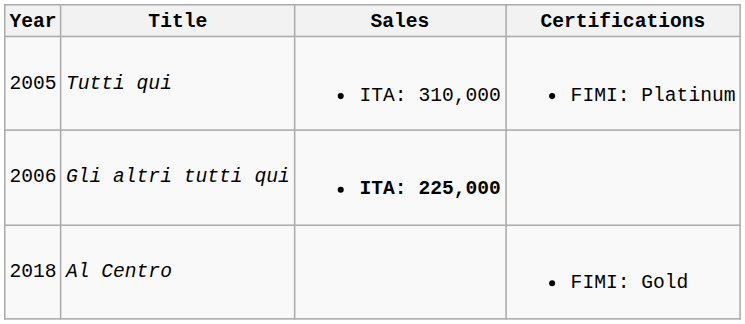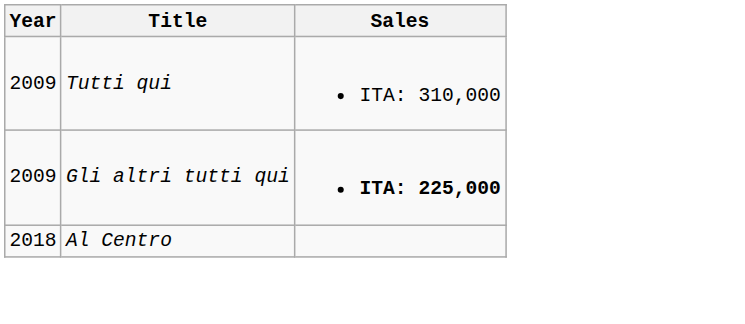- column: (623, 21)
(33, 84) 2005 -> (33, 84) 2009
(33, 178) 2006 -> (33, 178) 2009
